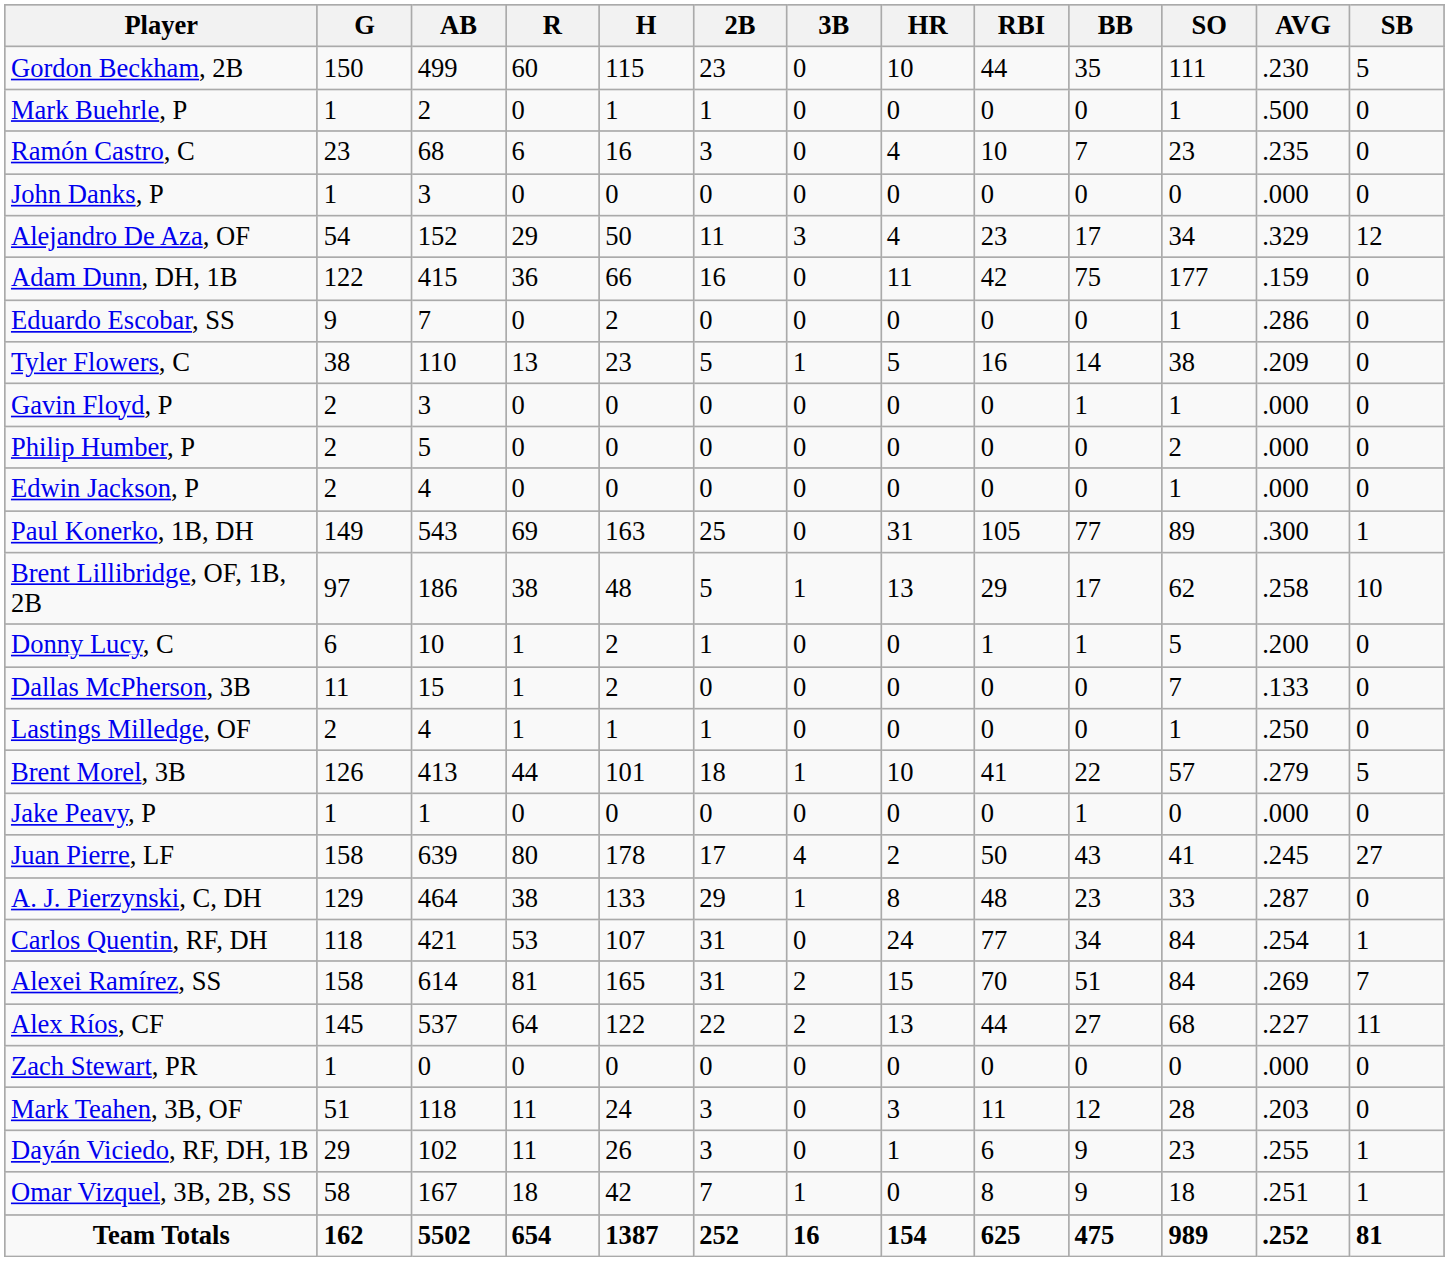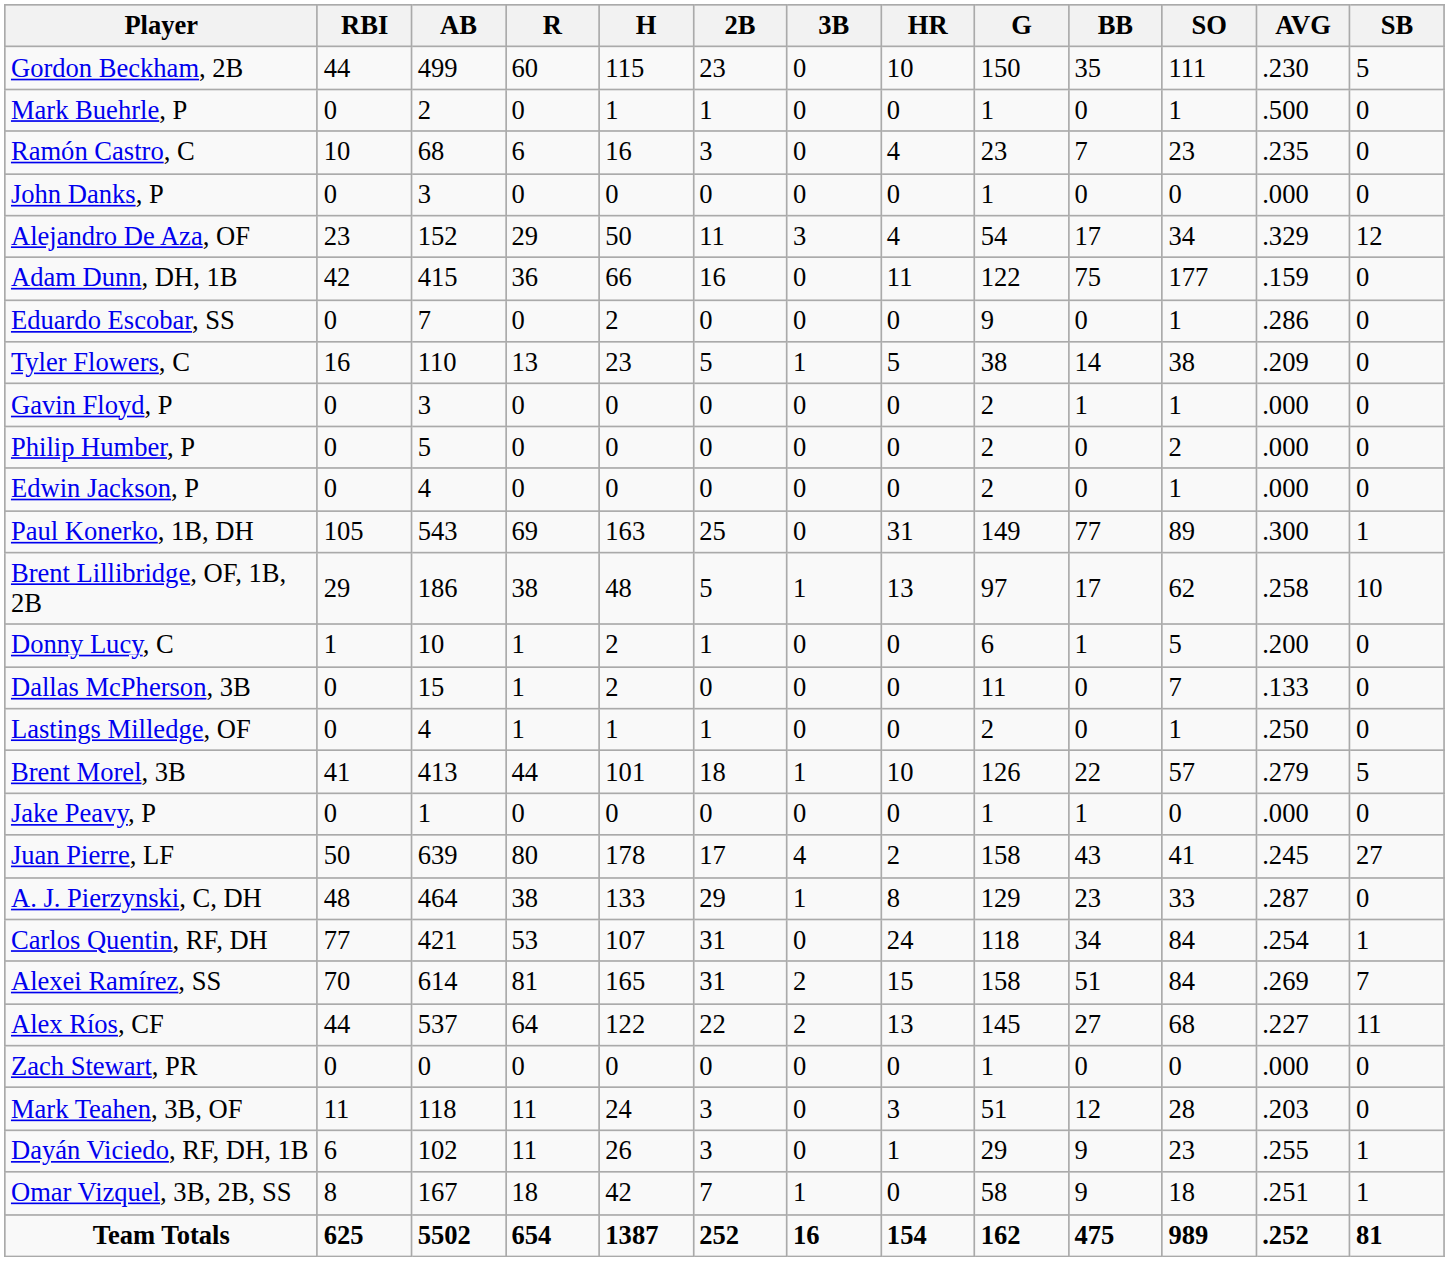columns swapped: (365, 25) <-> (1021, 25)
